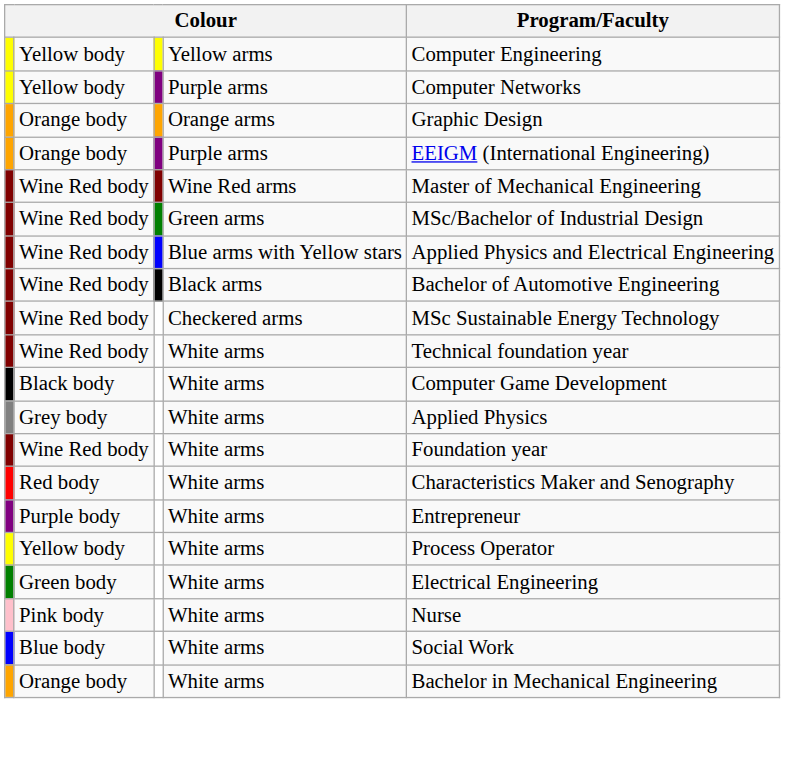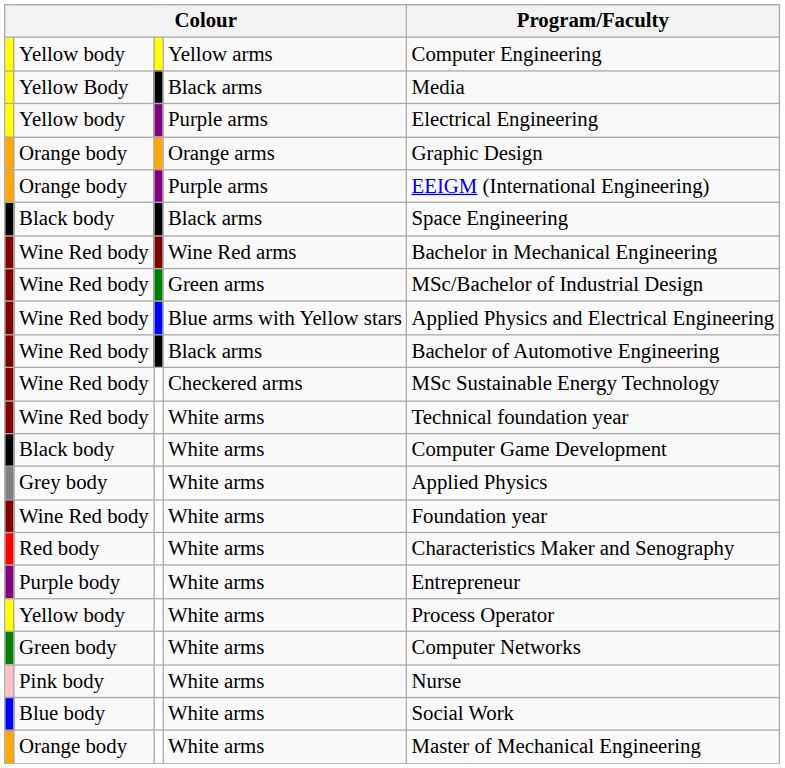+ row: (74, 86)
(496, 86) Computer Networks -> (505, 119) Electrical Engineering
+ row: (67, 218)
(556, 185) Master of Mechanical Engineering -> (564, 251) Bachelor in Mechanical Engineering
(505, 581) Electrical Engineering -> (496, 647) Computer Networks
(564, 680) Bachelor in Mechanical Engineering -> (556, 746) Master of Mechanical Engineering
